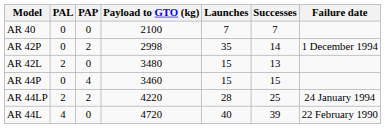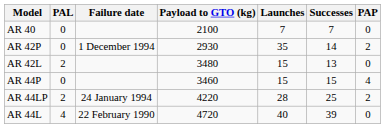columns swapped: (88, 13) <-> (340, 13)
(151, 47) 2998 -> (207, 47) 2930
